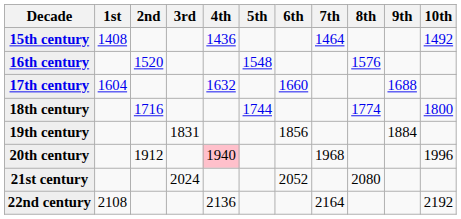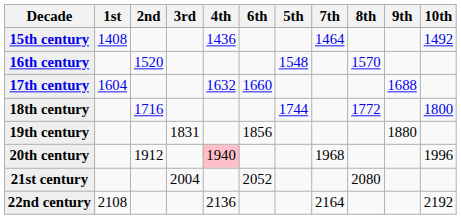columns swapped: (257, 16) <-> (293, 16)
(366, 62) 1576 -> (366, 62) 1570
(366, 109) 1774 -> (366, 109) 1772
(402, 132) 1884 -> (402, 132) 1880
(185, 179) 2024 -> (185, 179) 2004
